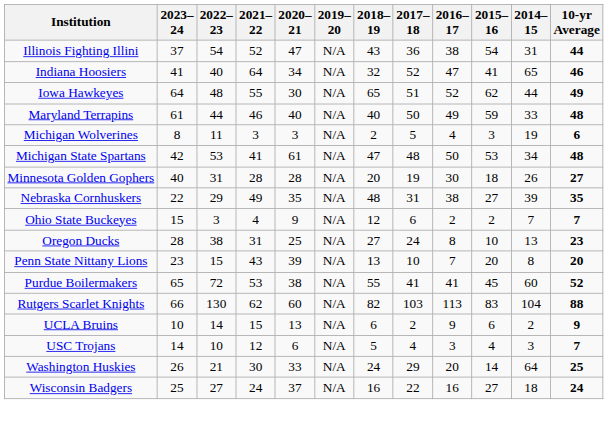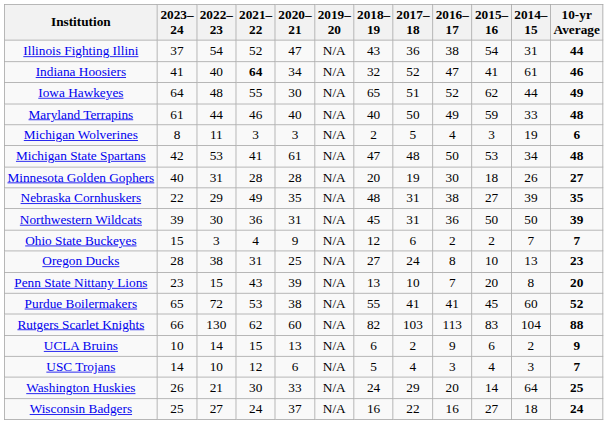(256, 72) normal -> (256, 72) bold
(531, 72) 65 -> (531, 72) 61
+ row: (81, 219)
